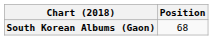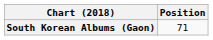(183, 28) 68 -> (183, 28) 71
